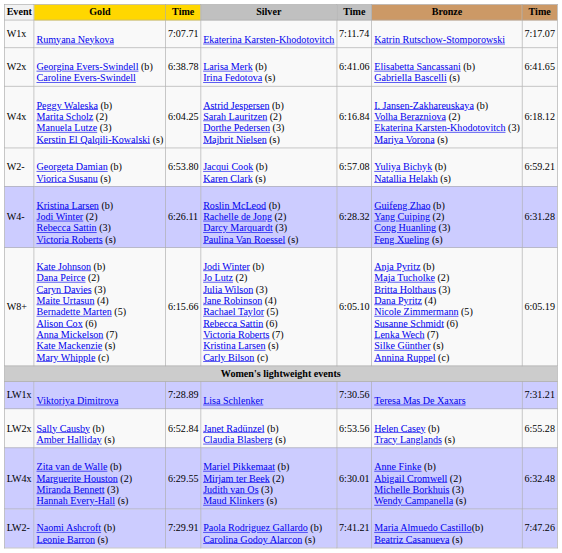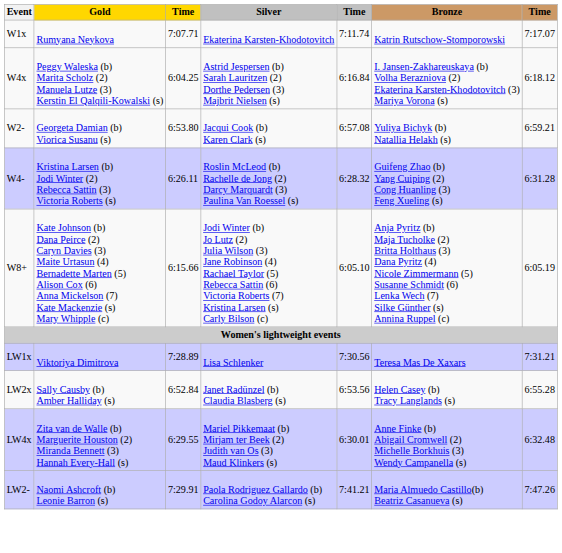- row: (16, 67)
